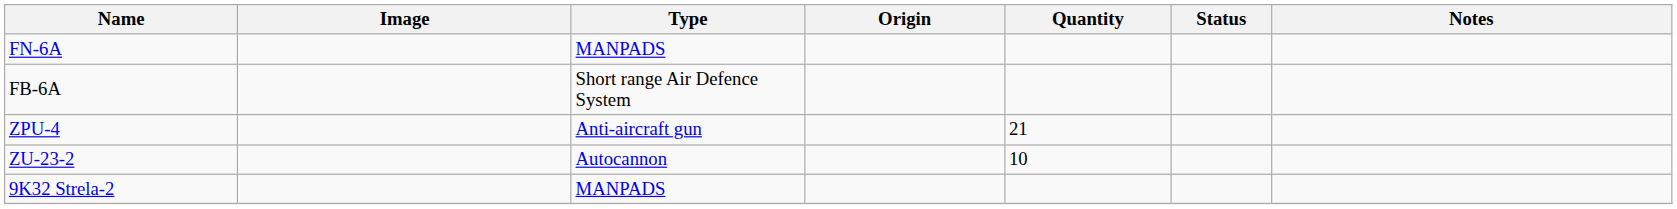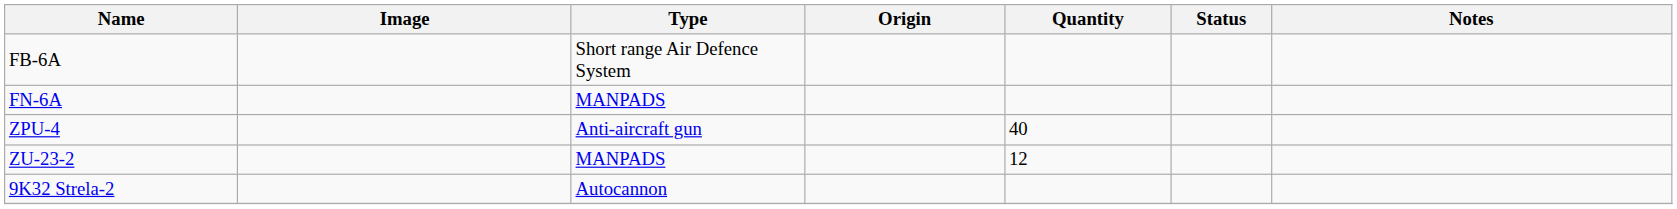rows swapped: (35, 89) <-> (35, 49)
(1018, 129) 21 -> (1018, 129) 40
(621, 159) Autocannon -> (620, 159) MANPADS
(1018, 159) 10 -> (1018, 159) 12
(620, 188) MANPADS -> (621, 188) Autocannon
